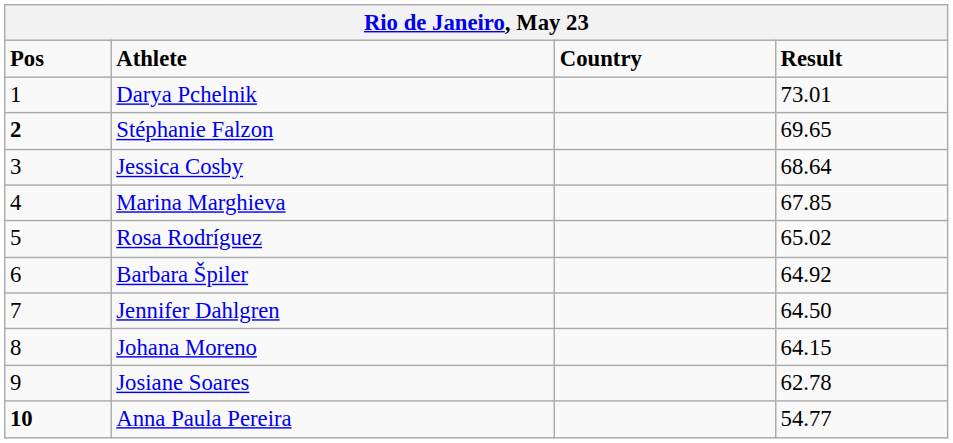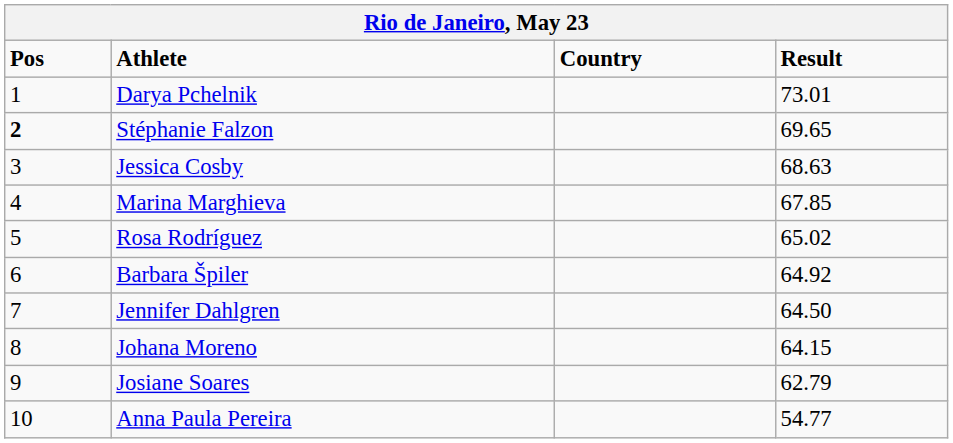(806, 166) 68.64 -> (806, 166) 68.63
(806, 382) 62.78 -> (806, 382) 62.79
(21, 418) bold -> (21, 418) normal
